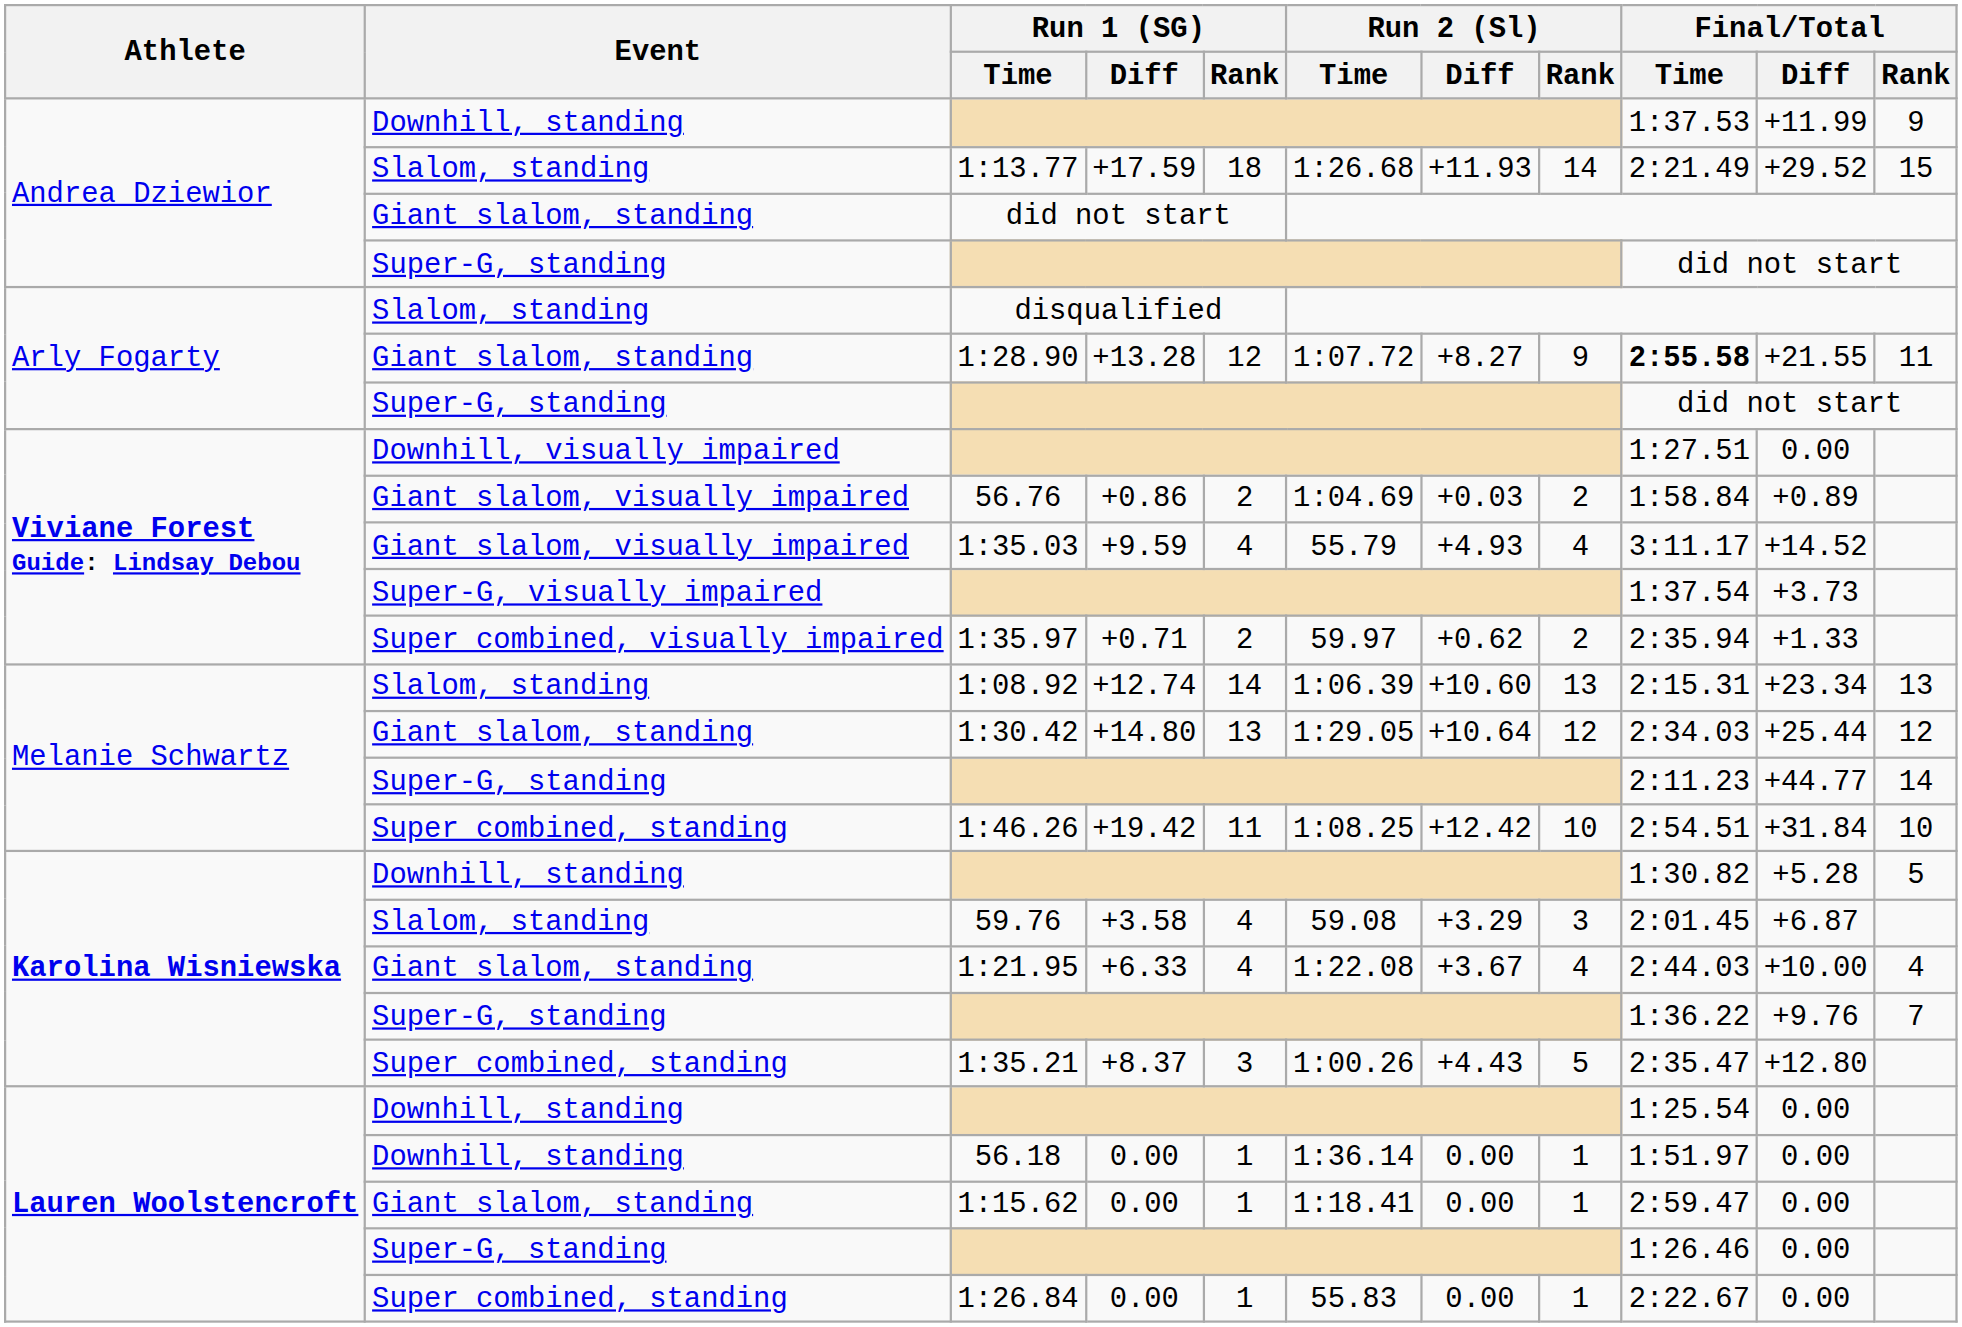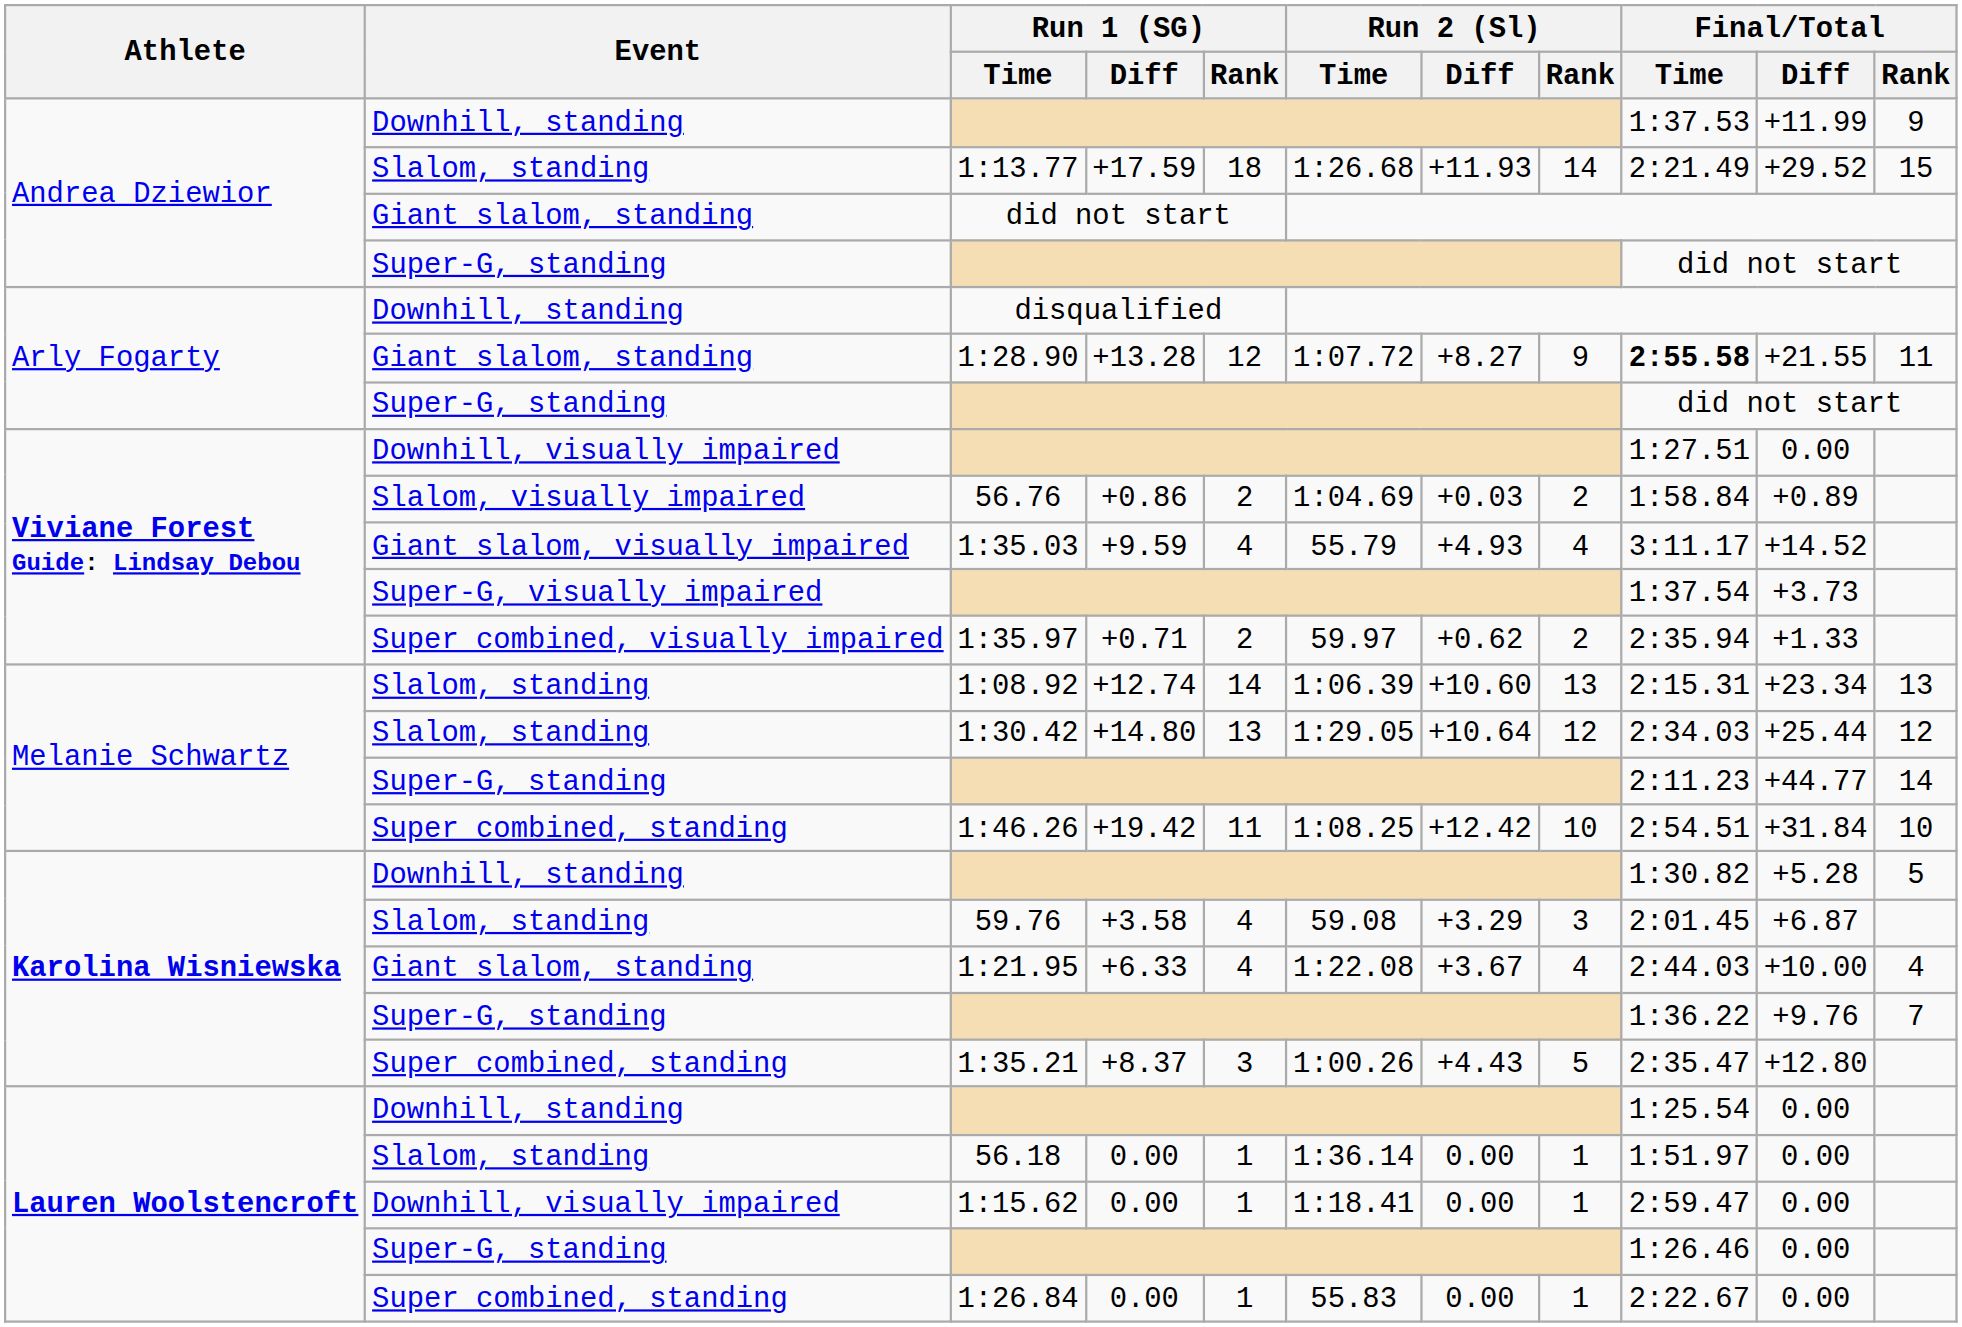(511, 311) Slalom, standing -> (528, 311) Downhill, standing
(641, 499) Giant slalom, visually impaired -> (589, 499) Slalom, visually impaired
(563, 734) Giant slalom, standing -> (511, 734) Slalom, standing
(528, 1157) Downhill, standing -> (511, 1157) Slalom, standing
(563, 1205) Giant slalom, standing -> (606, 1205) Downhill, visually impaired
